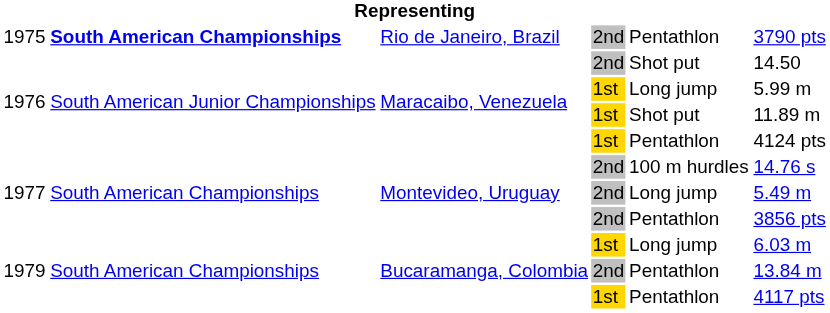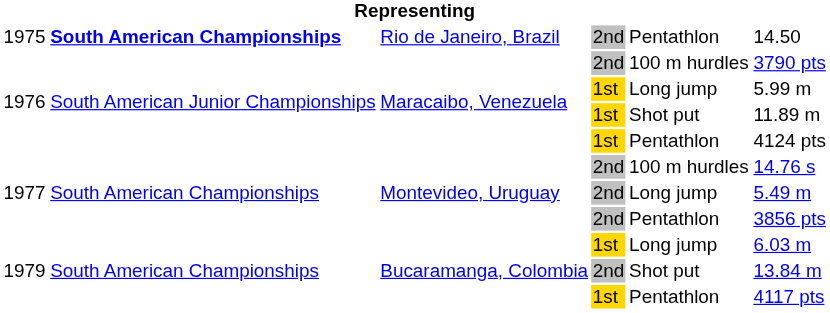(790, 37) 3790 pts -> (777, 37) 14.50
(664, 62) Shot put -> (689, 62) 100 m hurdles
(777, 62) 14.50 -> (790, 62) 3790 pts
(674, 270) Pentathlon -> (664, 270) Shot put
